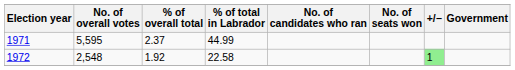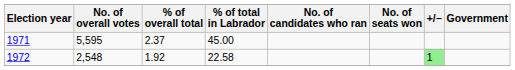(221, 40) 44.99 -> (221, 40) 45.00
